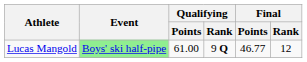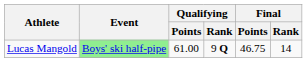(253, 48) 46.77 -> (253, 48) 46.75
(286, 48) 12 -> (286, 48) 14
